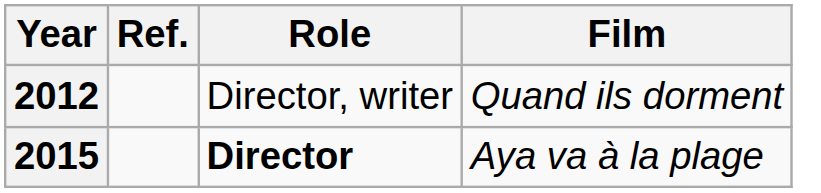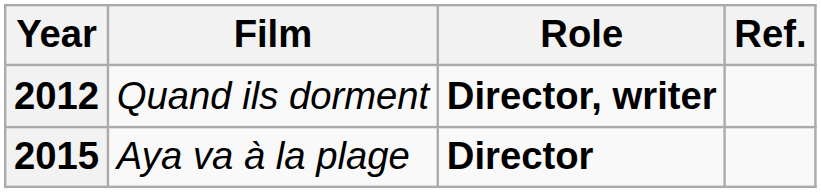columns swapped: (627, 34) <-> (153, 34)
(330, 95) normal -> (582, 95) bold
